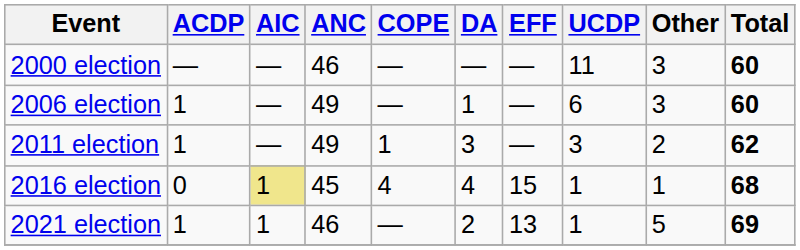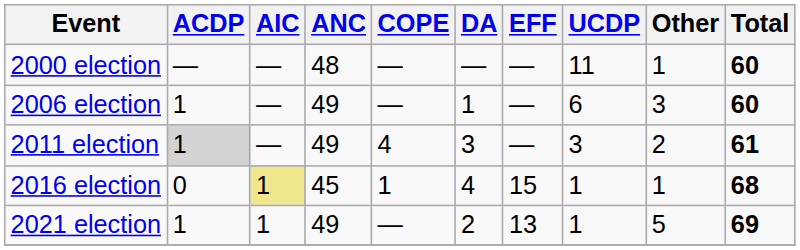(325, 64) 46 -> (325, 64) 48
(659, 64) 3 -> (659, 64) 1
(180, 144) no background -> (180, 144) lightgrey background
(385, 144) 1 -> (385, 144) 4
(745, 144) 62 -> (745, 144) 61
(385, 184) 4 -> (385, 184) 1
(325, 225) 46 -> (325, 225) 49
